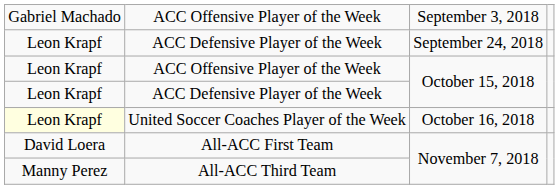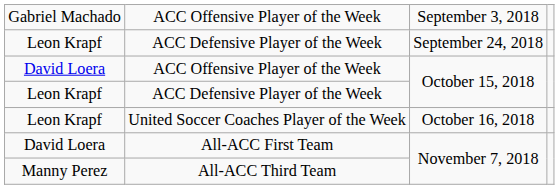(65, 68) Leon Krapf -> (65, 68) David Loera
(65, 119) lightyellow background -> (65, 119) no background
